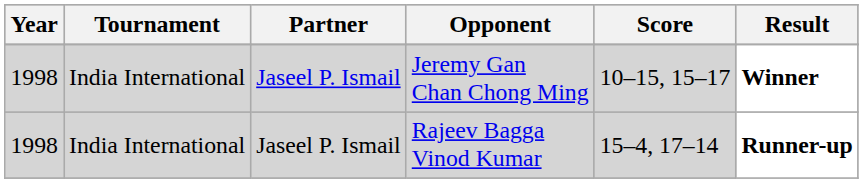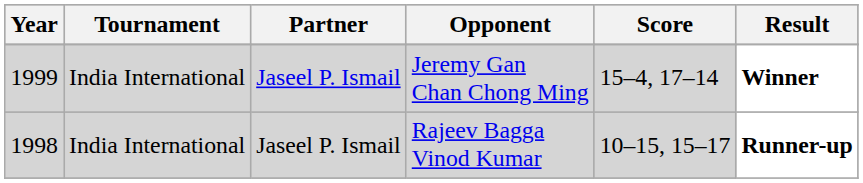(34, 77) 1998 -> (34, 77) 1999
(665, 77) 10–15, 15–17 -> (659, 77) 15–4, 17–14
(659, 144) 15–4, 17–14 -> (665, 144) 10–15, 15–17
